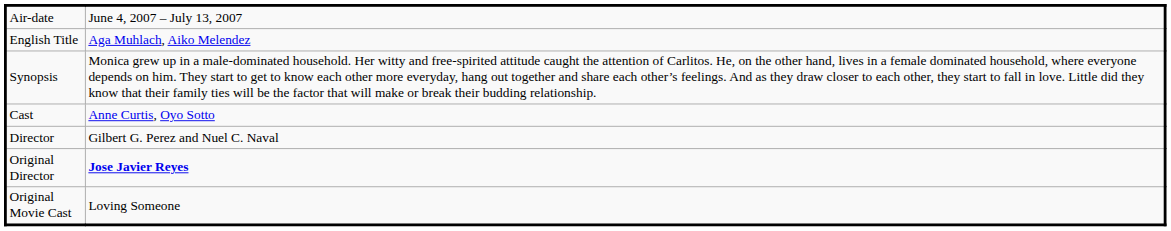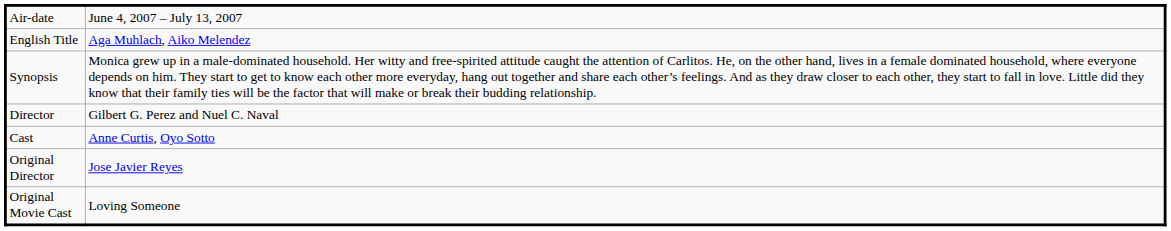rows swapped: (32, 137) <-> (21, 115)
(138, 167) bold -> (136, 167) normal
